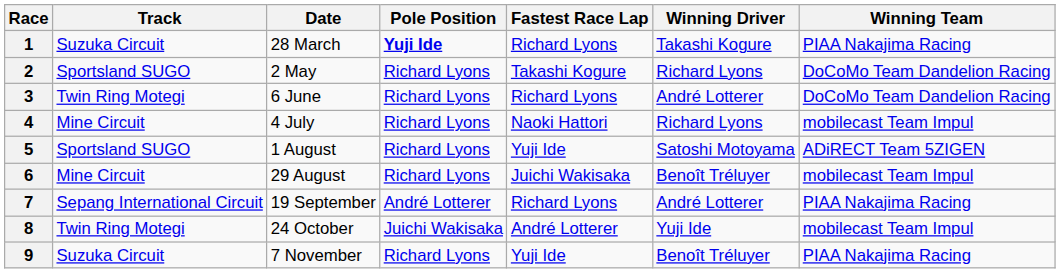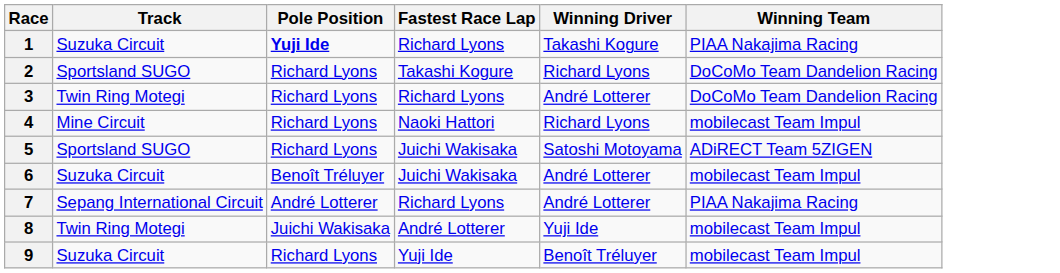- column: (323, 17)
(538, 149) Yuji Ide -> (458, 149) Juichi Wakisaka
(101, 176) Mine Circuit -> (110, 176) Suzuka Circuit
(437, 176) Richard Lyons -> (327, 176) Benoît Tréluyer
(713, 176) Benoît Tréluyer -> (597, 176) André Lotterer
(887, 255) PIAA Nakajima Racing -> (775, 255) mobilecast Team Impul
